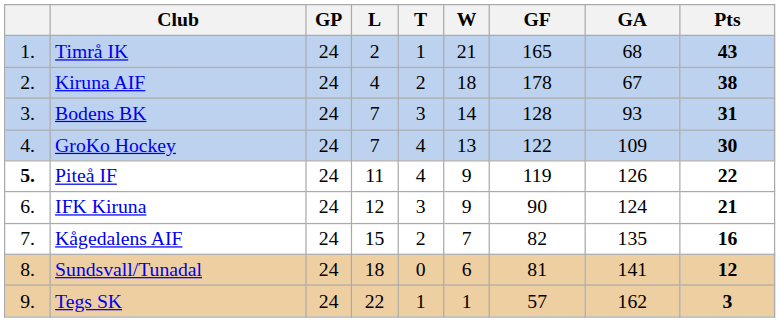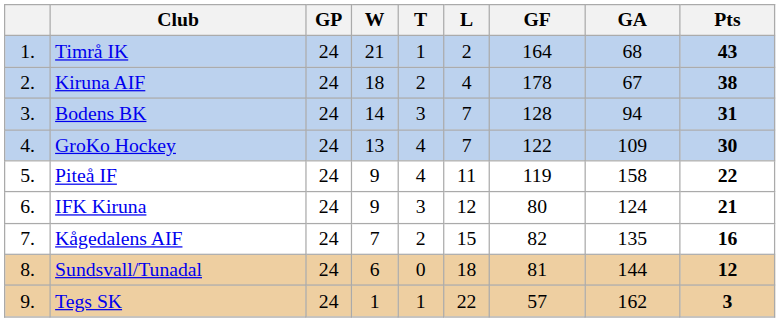columns swapped: (467, 20) <-> (375, 20)
(537, 51) 165 -> (537, 51) 164
(632, 113) 93 -> (632, 113) 94
(28, 176) bold -> (28, 176) normal
(632, 176) 126 -> (632, 176) 158
(537, 207) 90 -> (537, 207) 80
(632, 269) 141 -> (632, 269) 144
